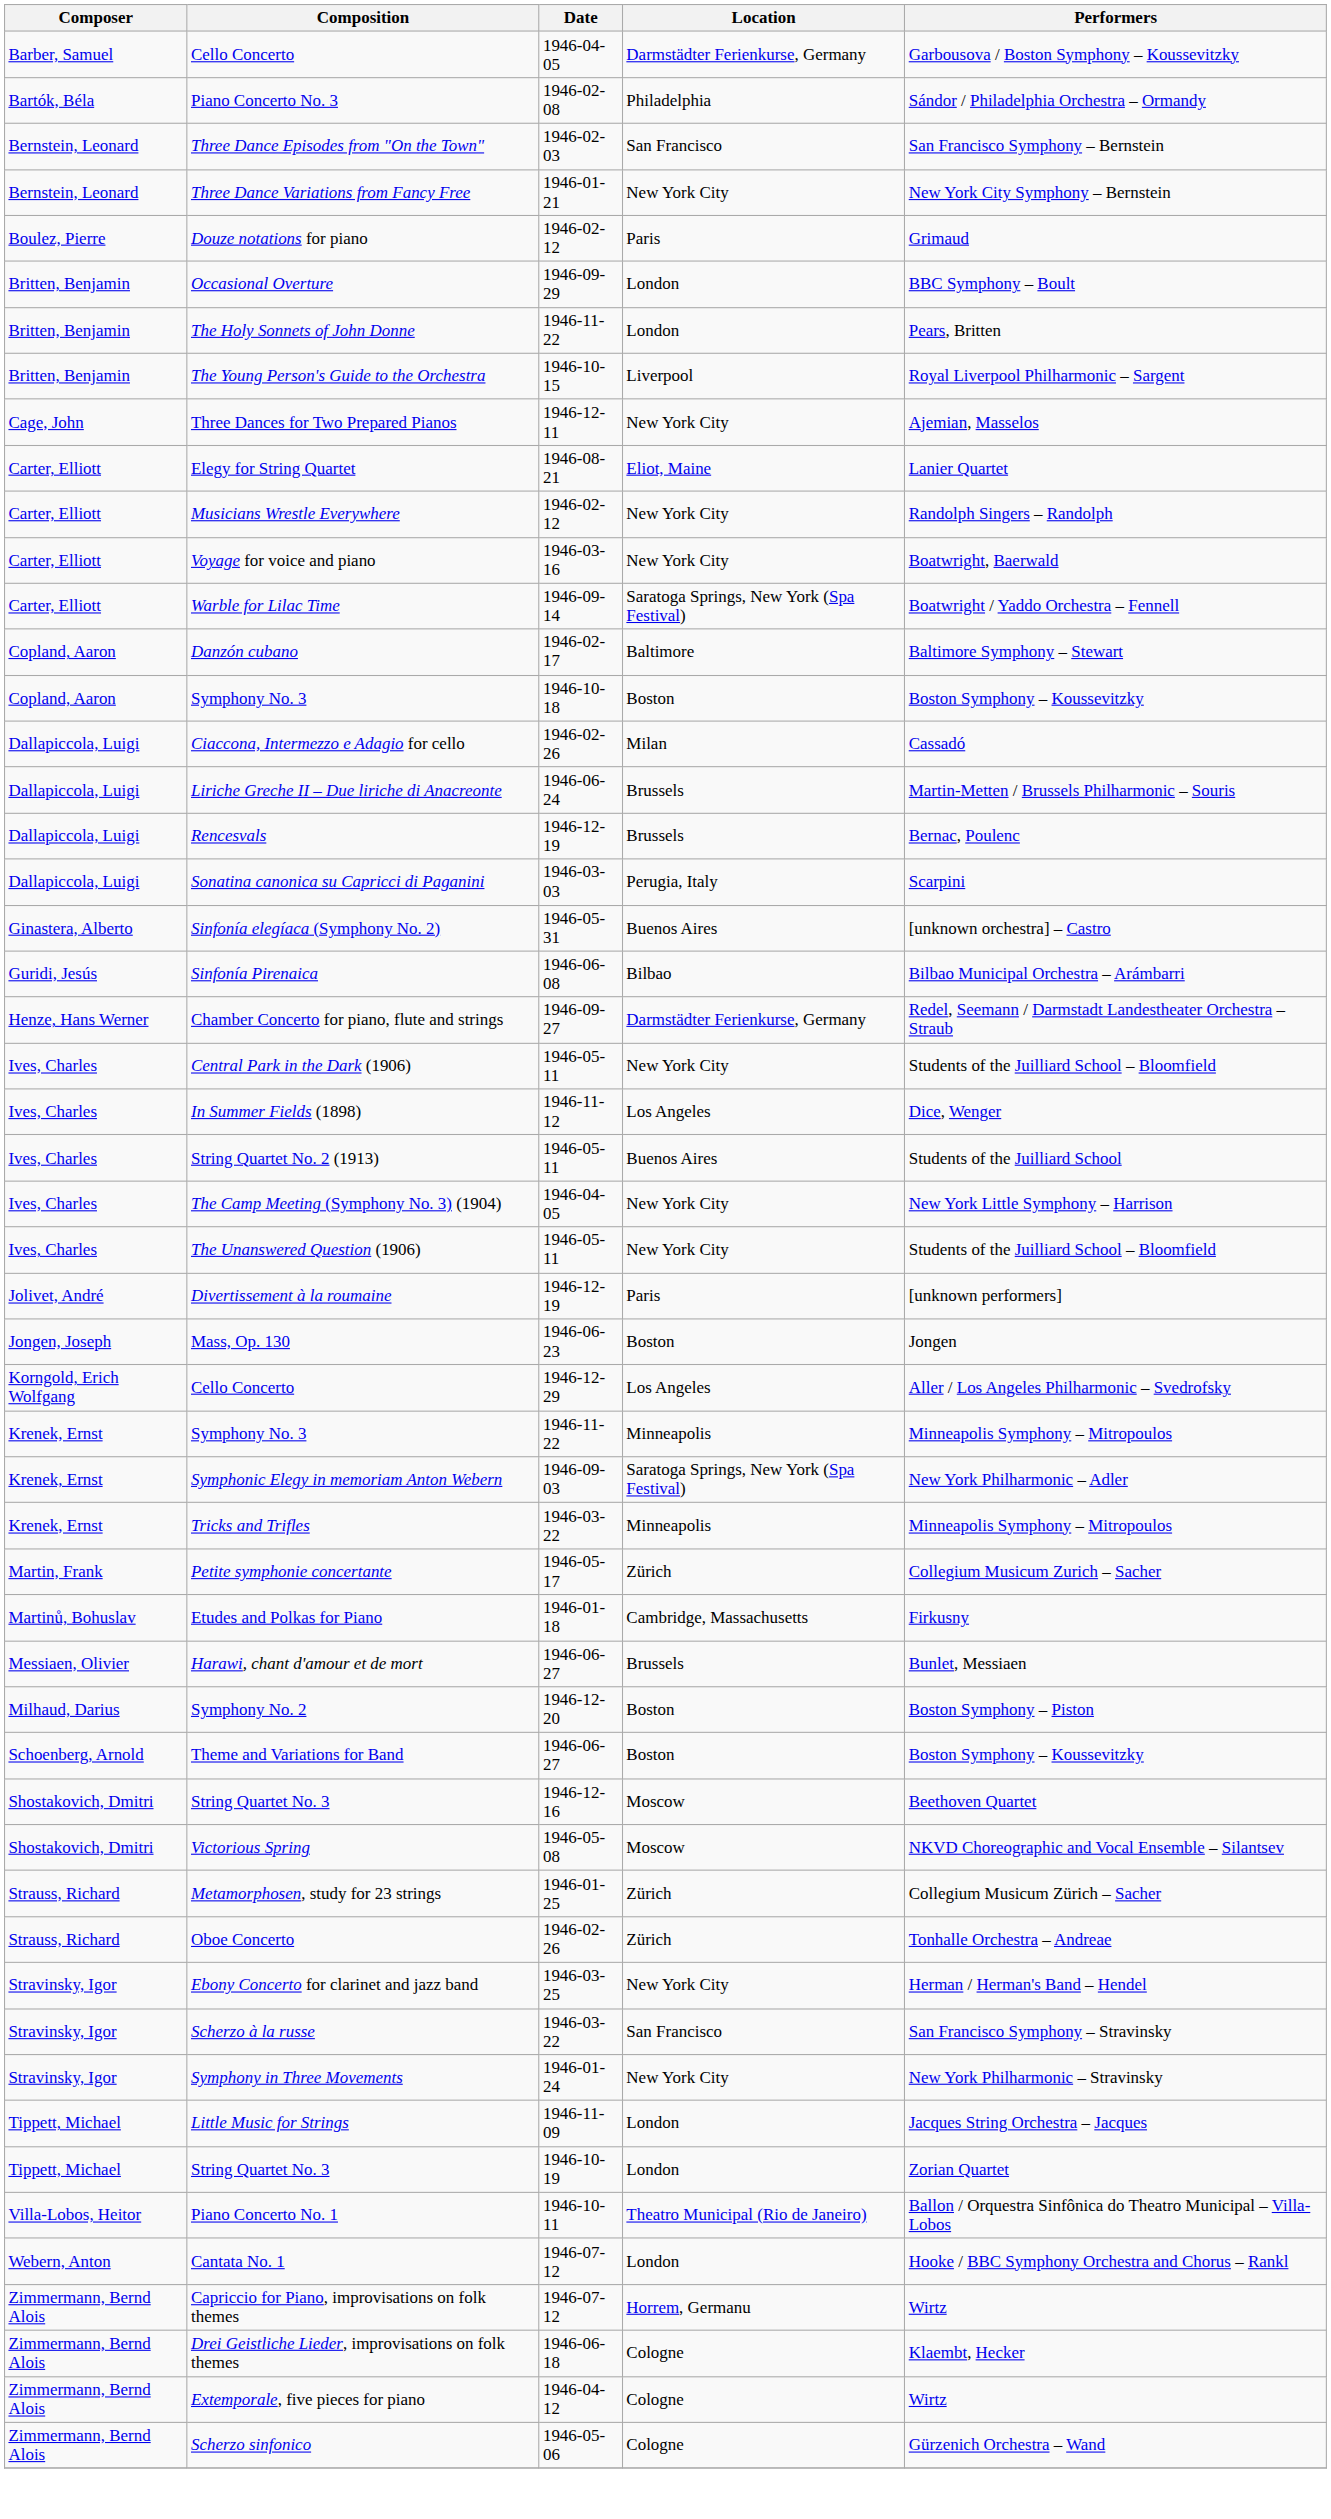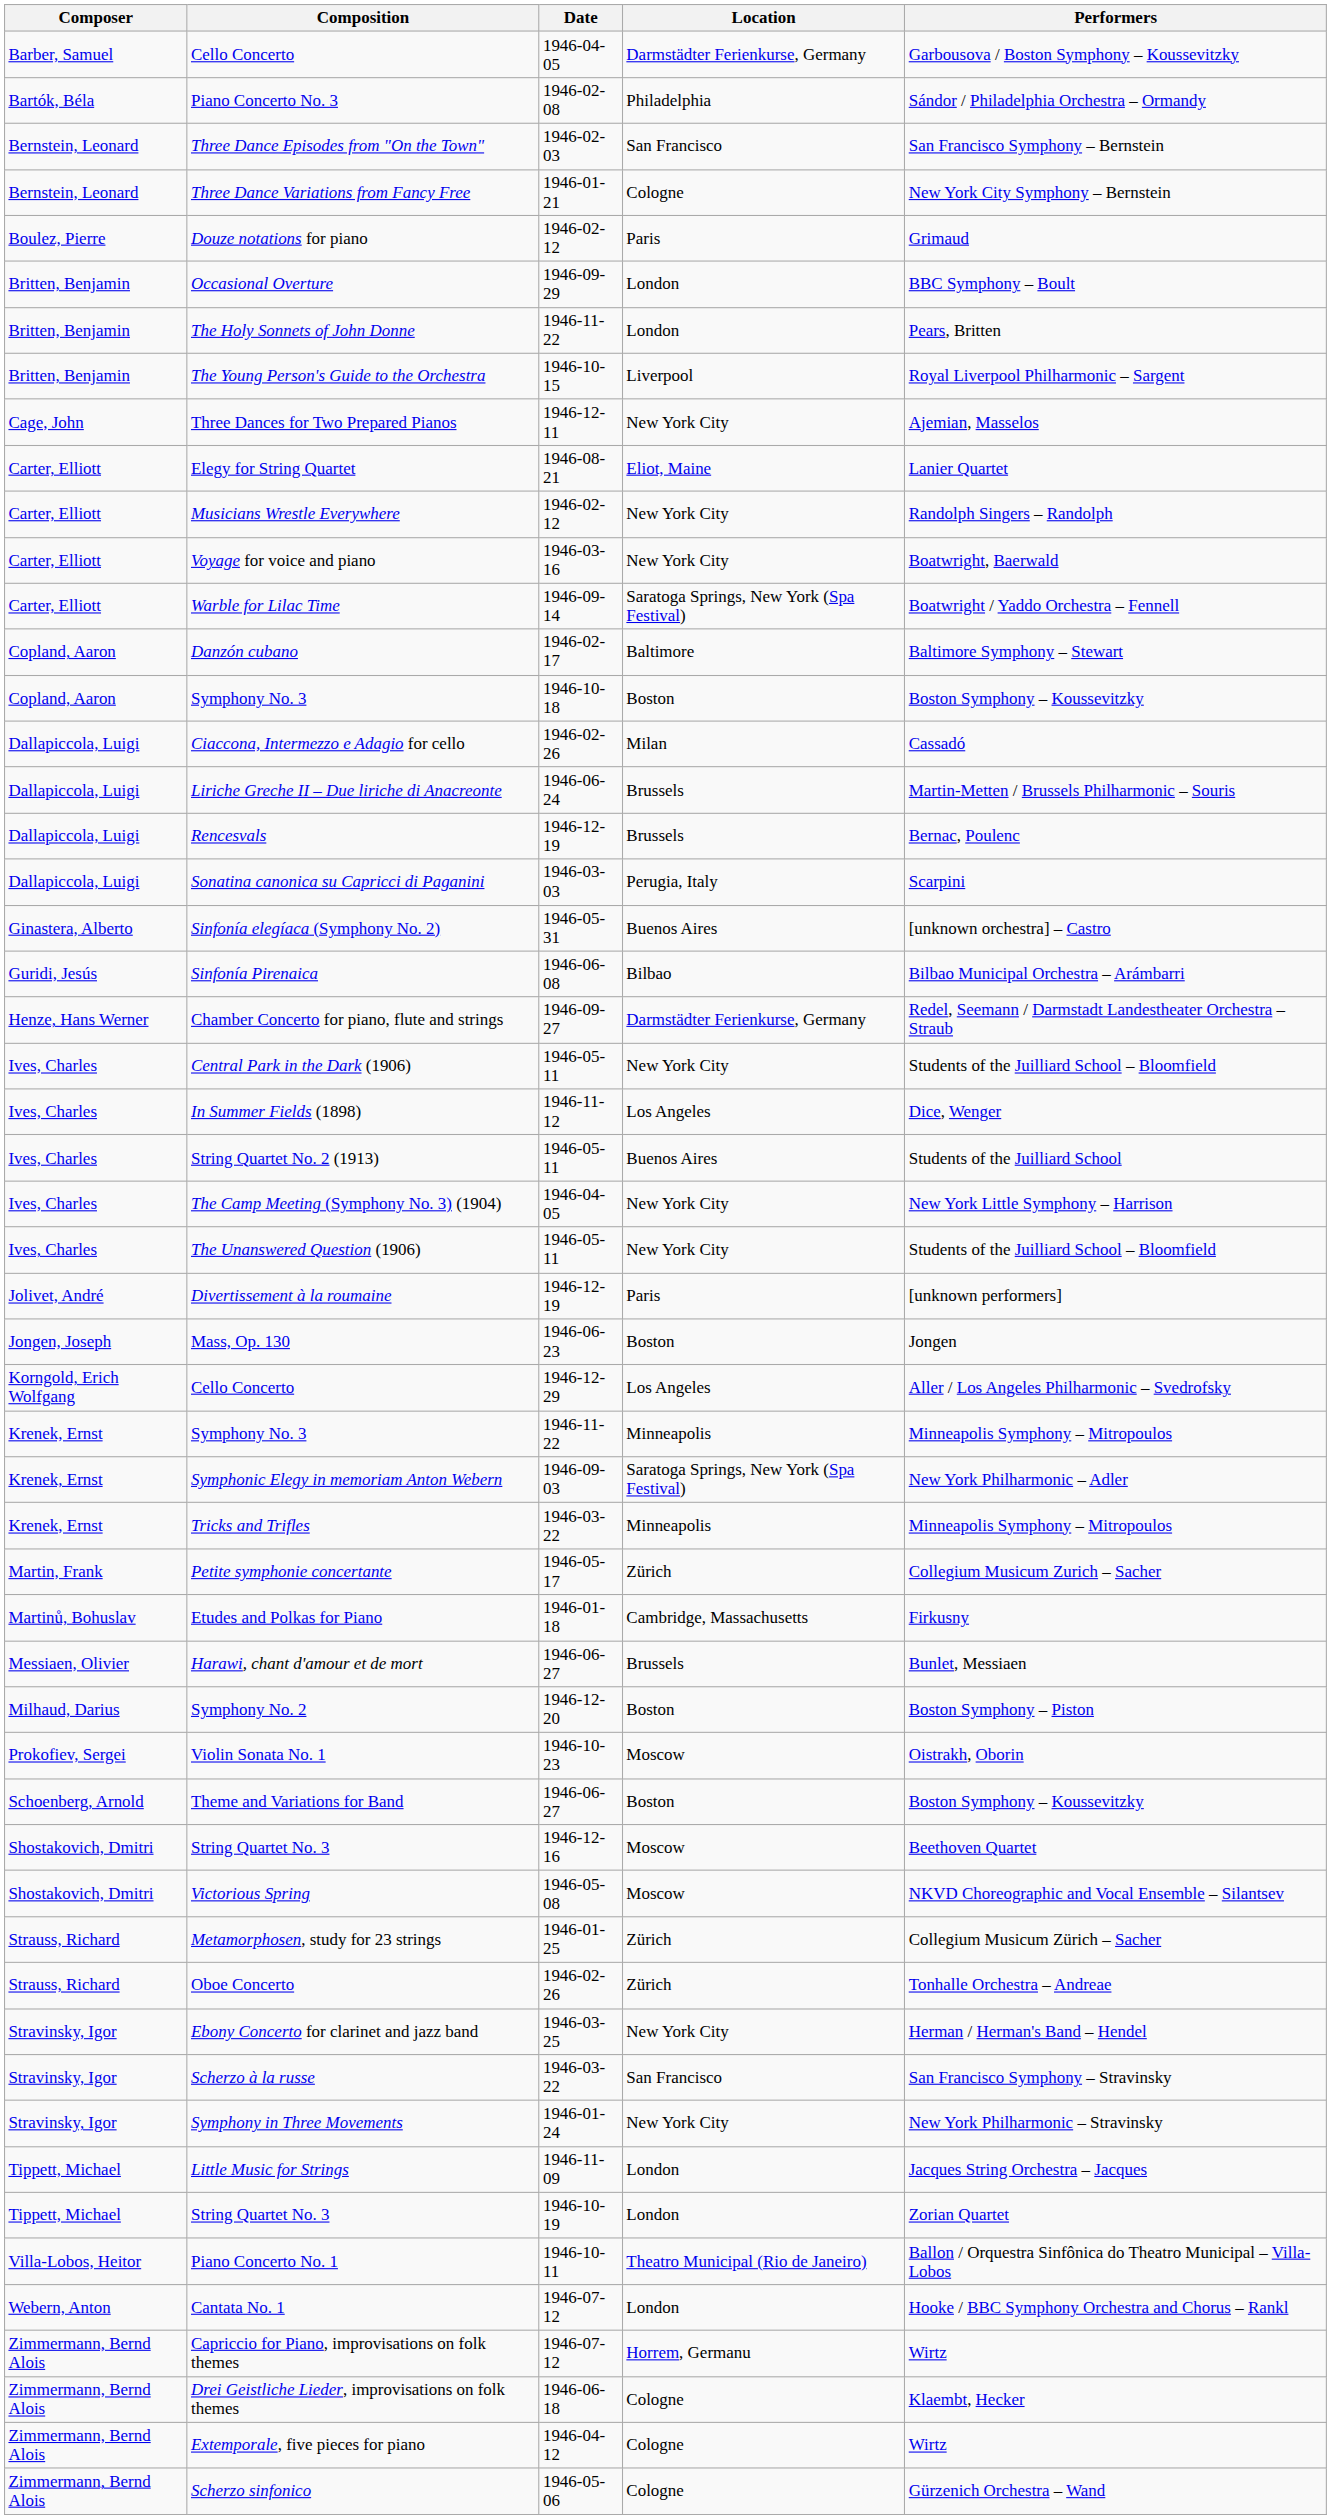(677, 192) New York City -> (655, 192) Cologne
+ row: (258, 1755)
